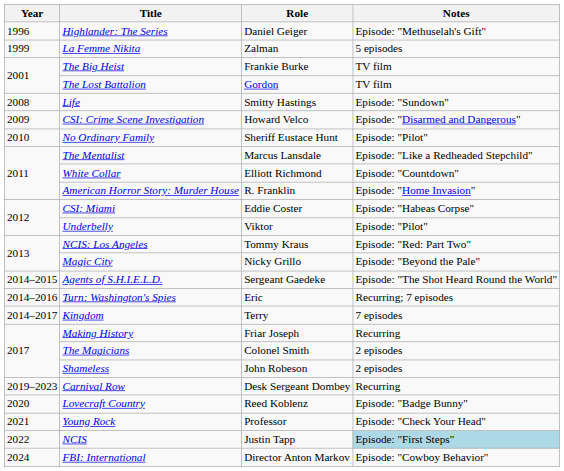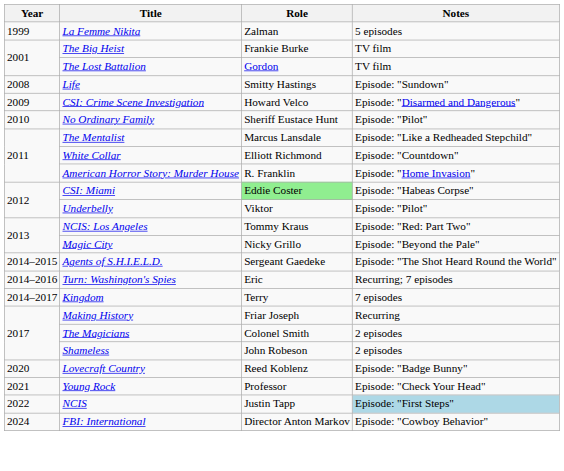- row: (115, 31)
(273, 208) no background -> (273, 191) lightgreen background
- row: (94, 386)
